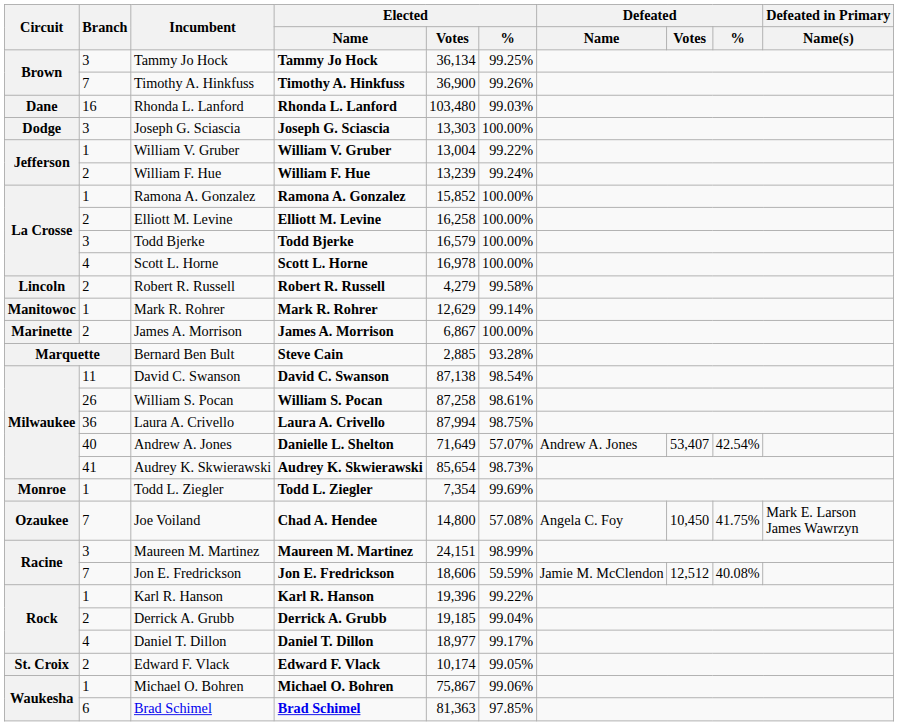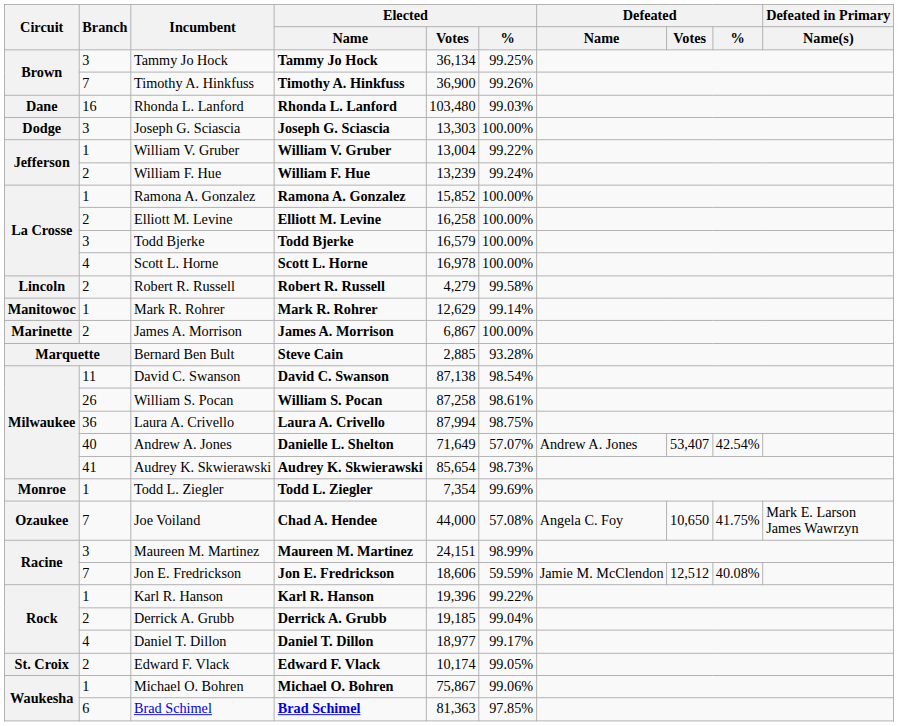(456, 520) 14,800 -> (456, 520) 44,000
(690, 520) 10,450 -> (690, 520) 10,650
